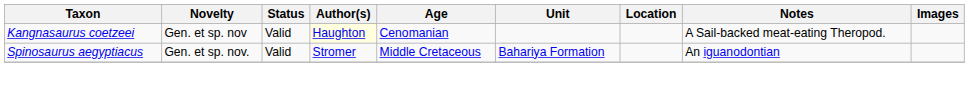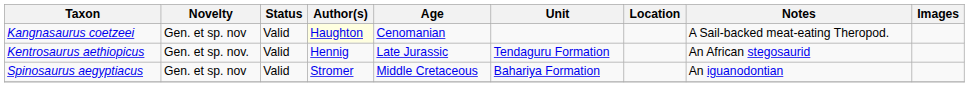+ row: (76, 52)
(207, 52) Gen. et sp. nov. -> (205, 71) Gen. et sp. nov
